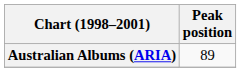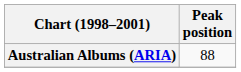(207, 55) 89 -> (207, 55) 88
